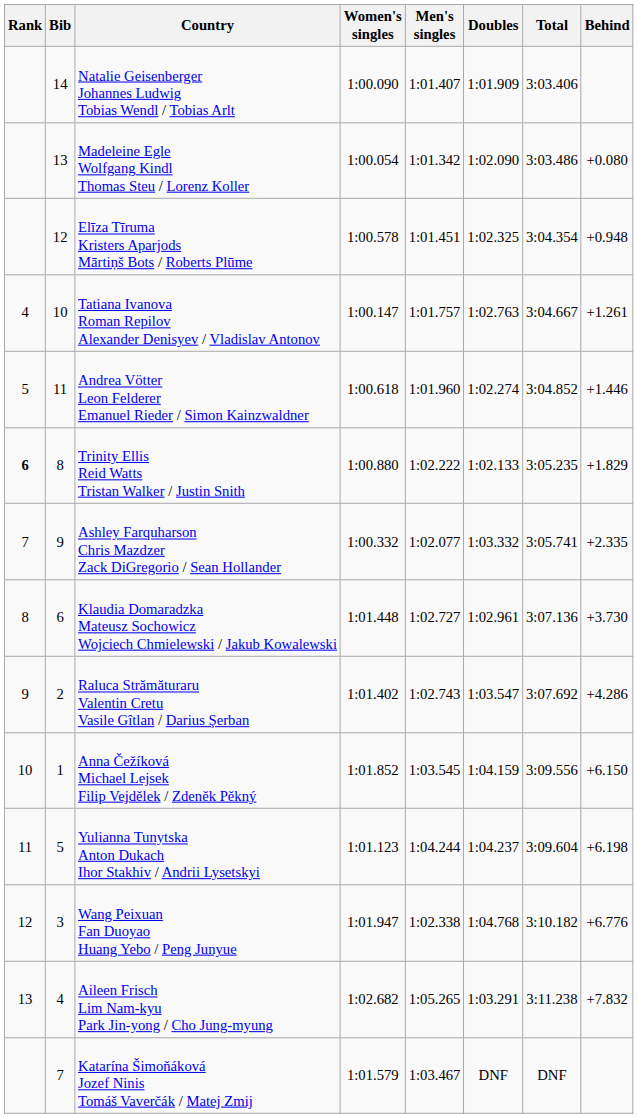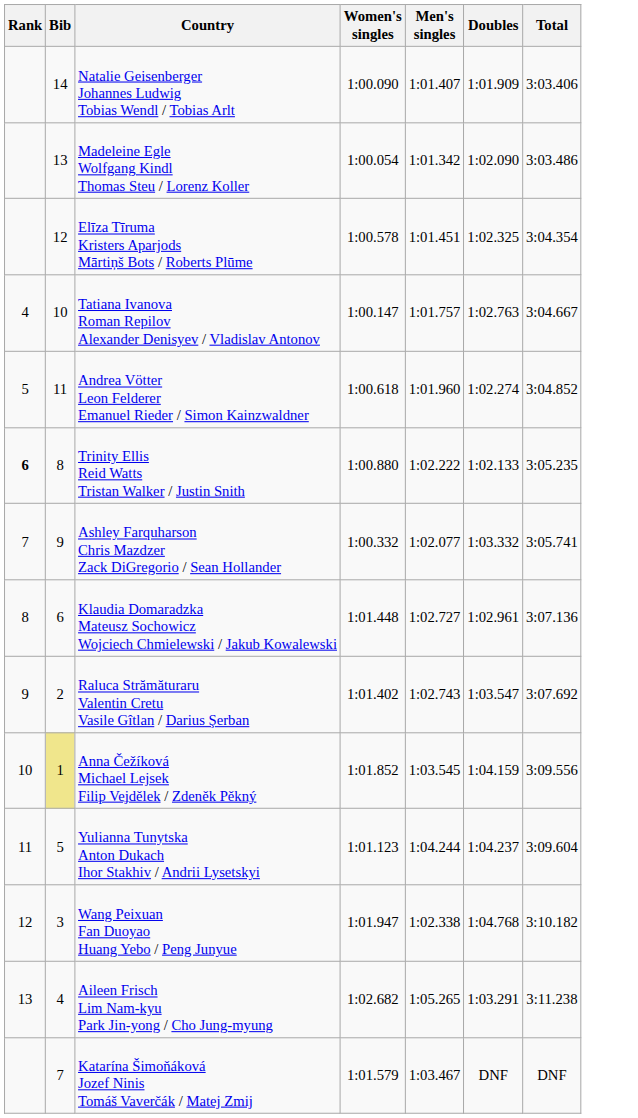- column: (607, 25)
(60, 770) no background -> (60, 770) khaki background
